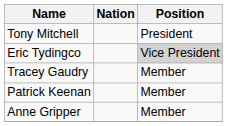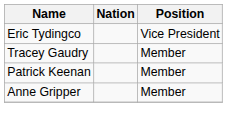- row: (43, 33)
(180, 53) lightgrey background -> (180, 33) no background
